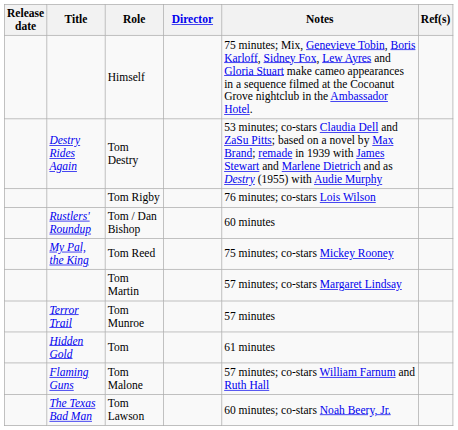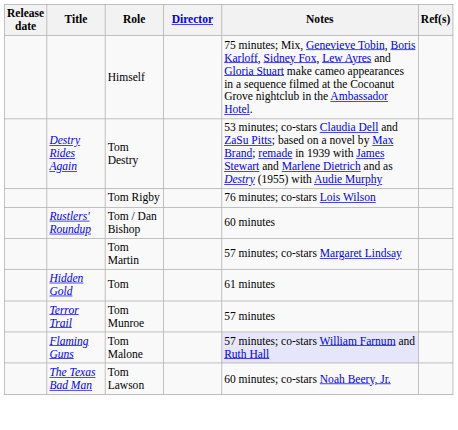- row: (131, 254)
rows swapped: (118, 347) <-> (126, 316)
(320, 378) no background -> (320, 347) lavender background
